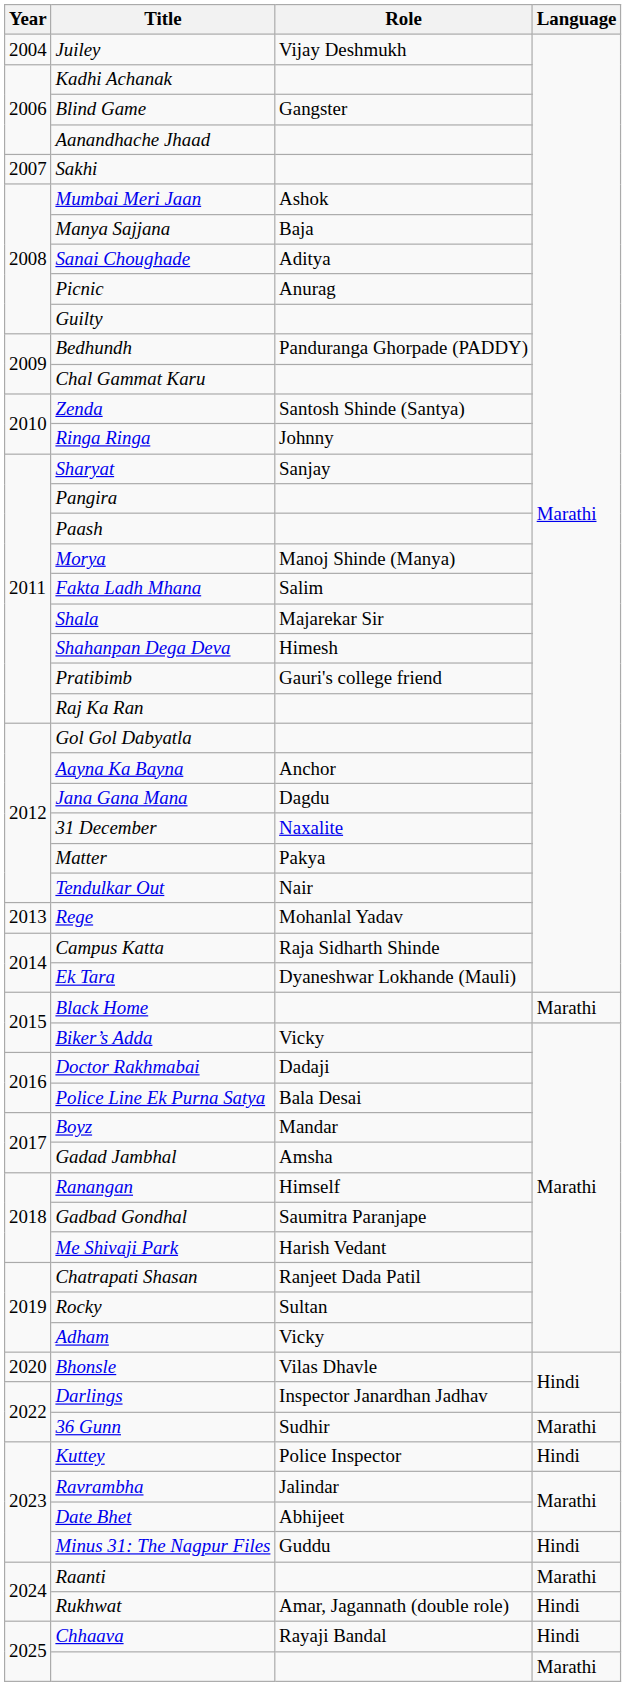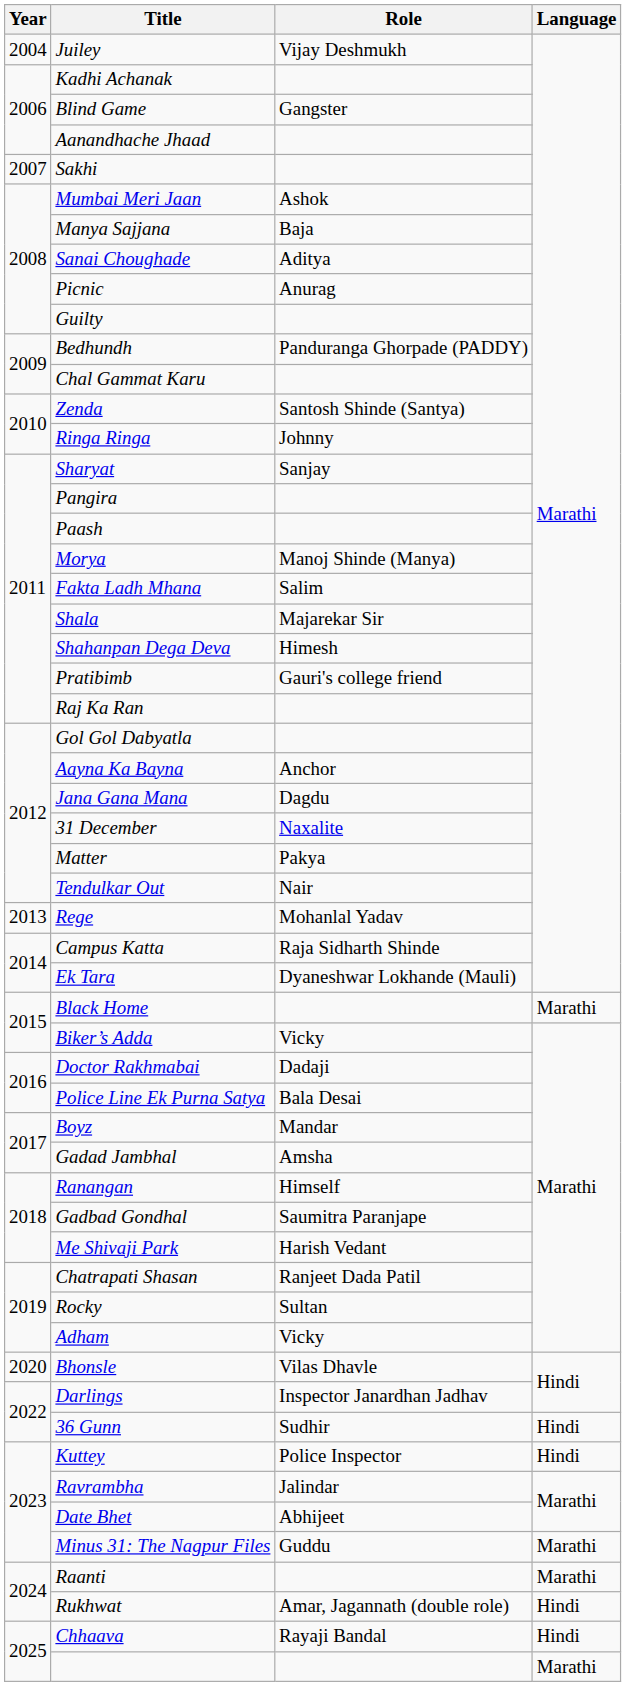(567, 1426) Marathi -> (558, 1426) Hindi
(558, 1546) Hindi -> (567, 1546) Marathi
